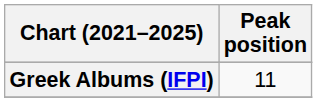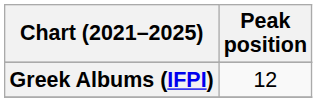(265, 79) 11 -> (265, 79) 12
